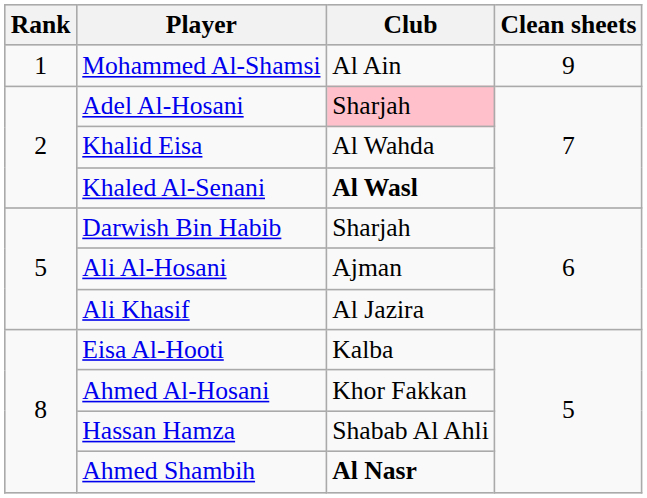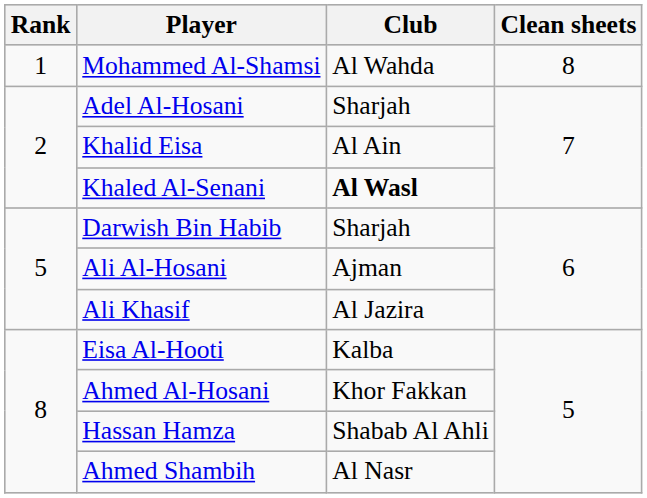(367, 65) Al Ain -> (383, 65) Al Wahda
(568, 65) 9 -> (568, 65) 8
(371, 106) pink background -> (371, 106) no background
(383, 146) Al Wahda -> (367, 146) Al Ain
(375, 471) bold -> (372, 471) normal
